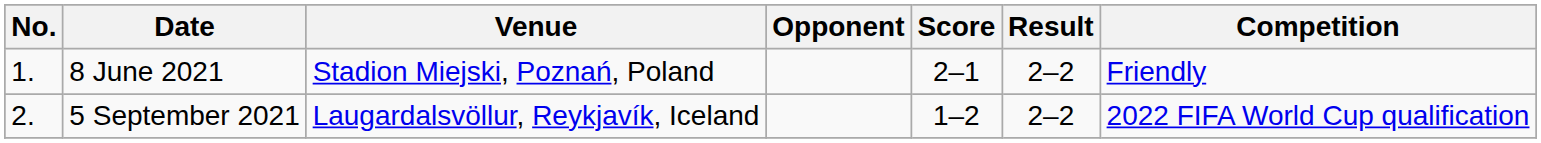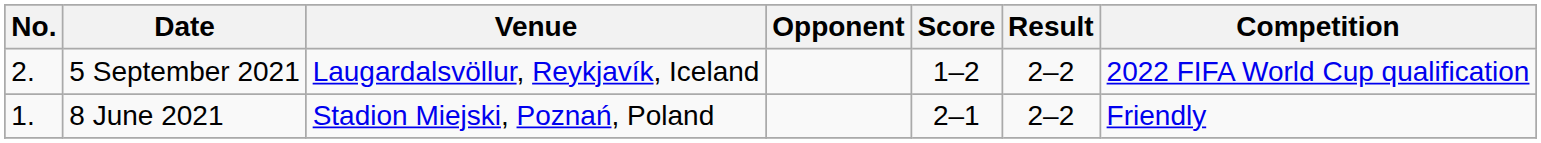rows swapped: (146, 71) <-> (185, 115)
